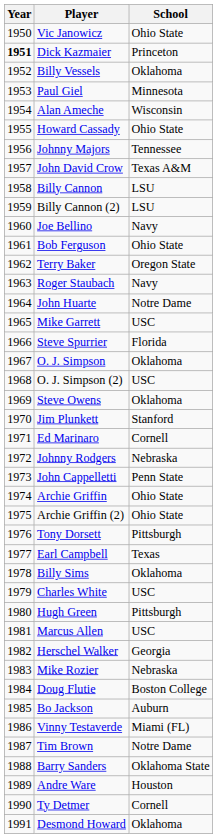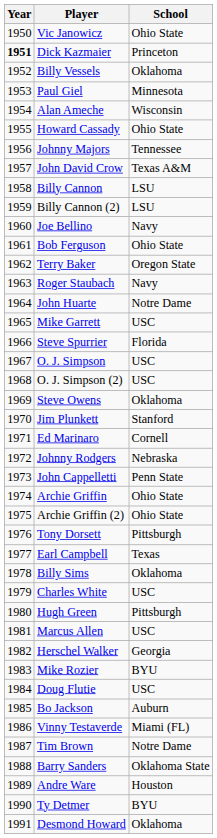(157, 361) Oklahoma -> (143, 361) USC
(154, 669) Nebraska -> (144, 669) BYU
(169, 689) Boston College -> (143, 689) USC
(150, 804) Cornell -> (144, 804) BYU
